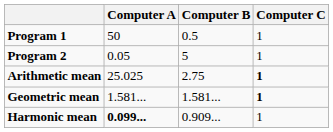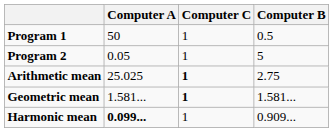columns swapped: (216, 14) <-> (291, 14)
